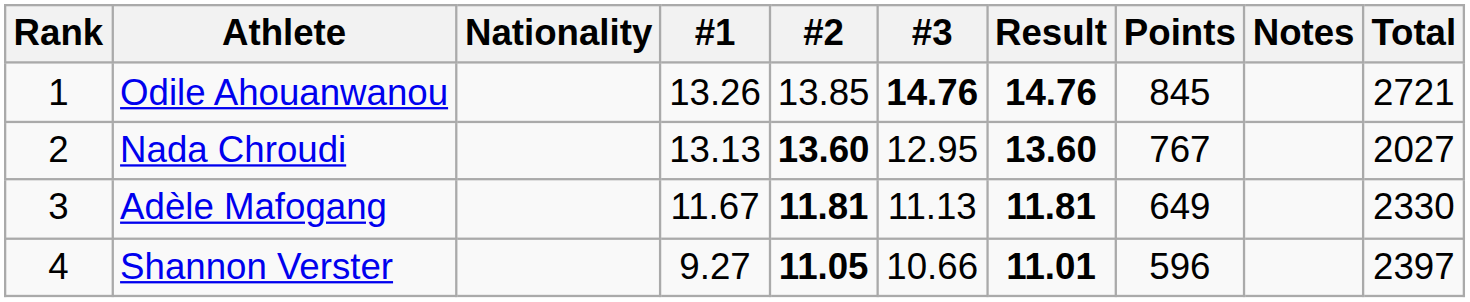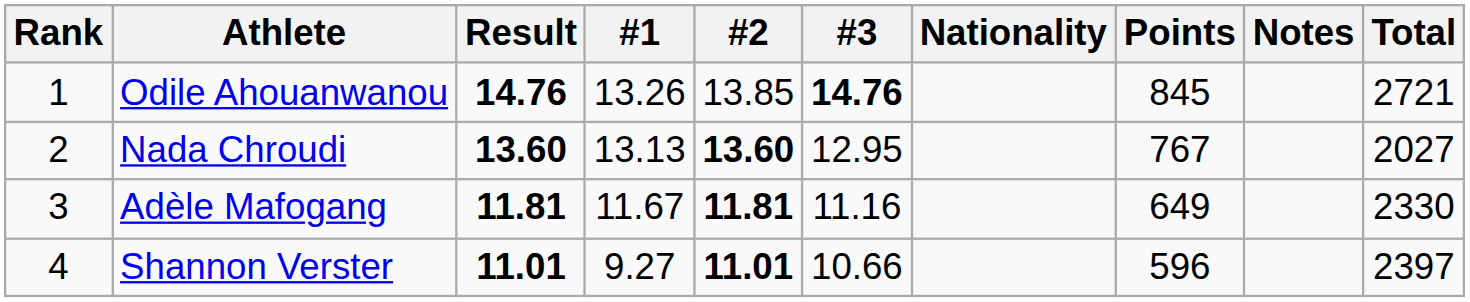columns swapped: (559, 33) <-> (1051, 33)
(932, 207) 11.13 -> (857, 207) 11.16
(824, 265) 11.05 -> (748, 265) 11.01
